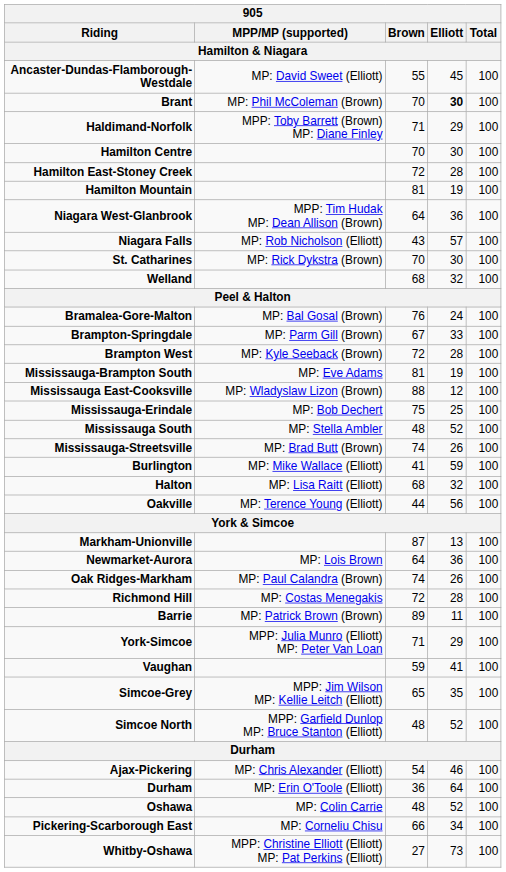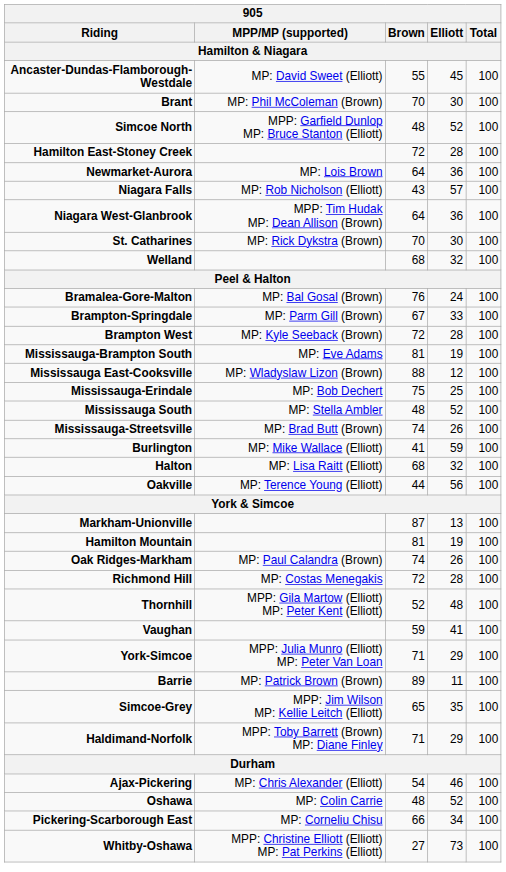(457, 102) bold -> (457, 102) normal
rows swapped: (139, 127) <-> (154, 725)
- row: (146, 153)
rows swapped: (139, 190) <-> (139, 560)
rows swapped: (155, 241) <-> (123, 216)
+ row: (167, 605)
rows swapped: (167, 668) <-> (175, 617)
- row: (170, 788)
